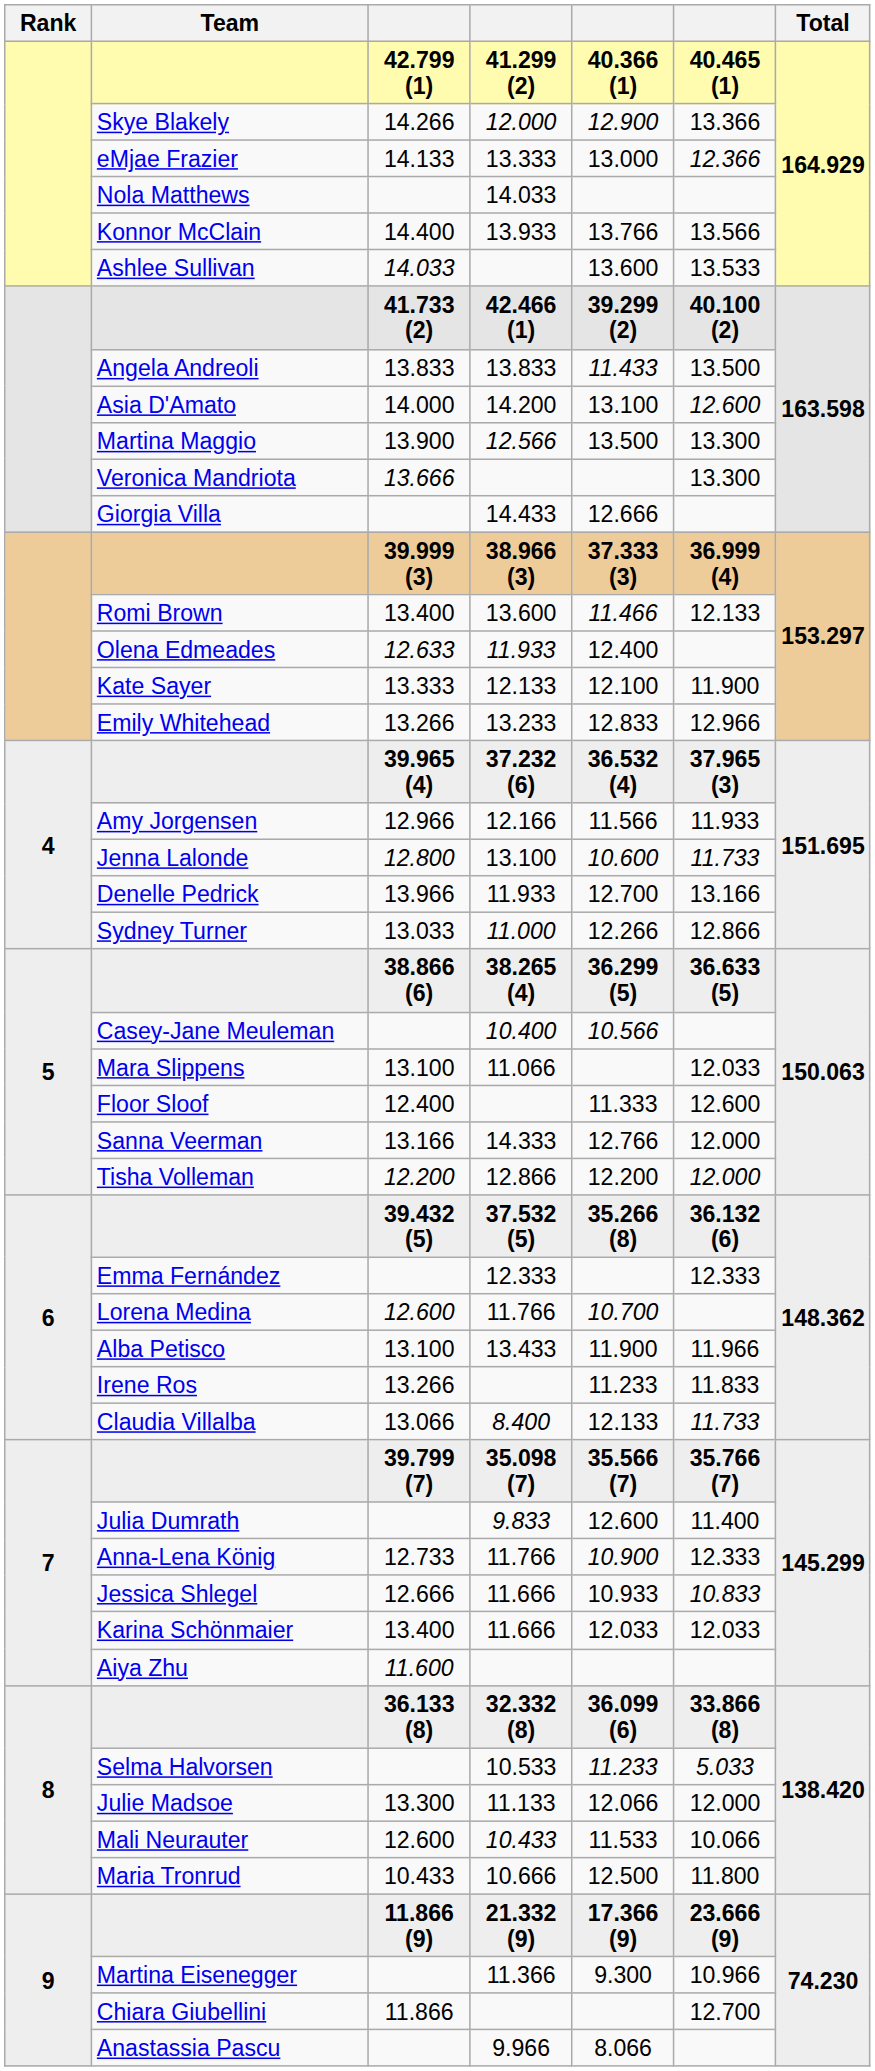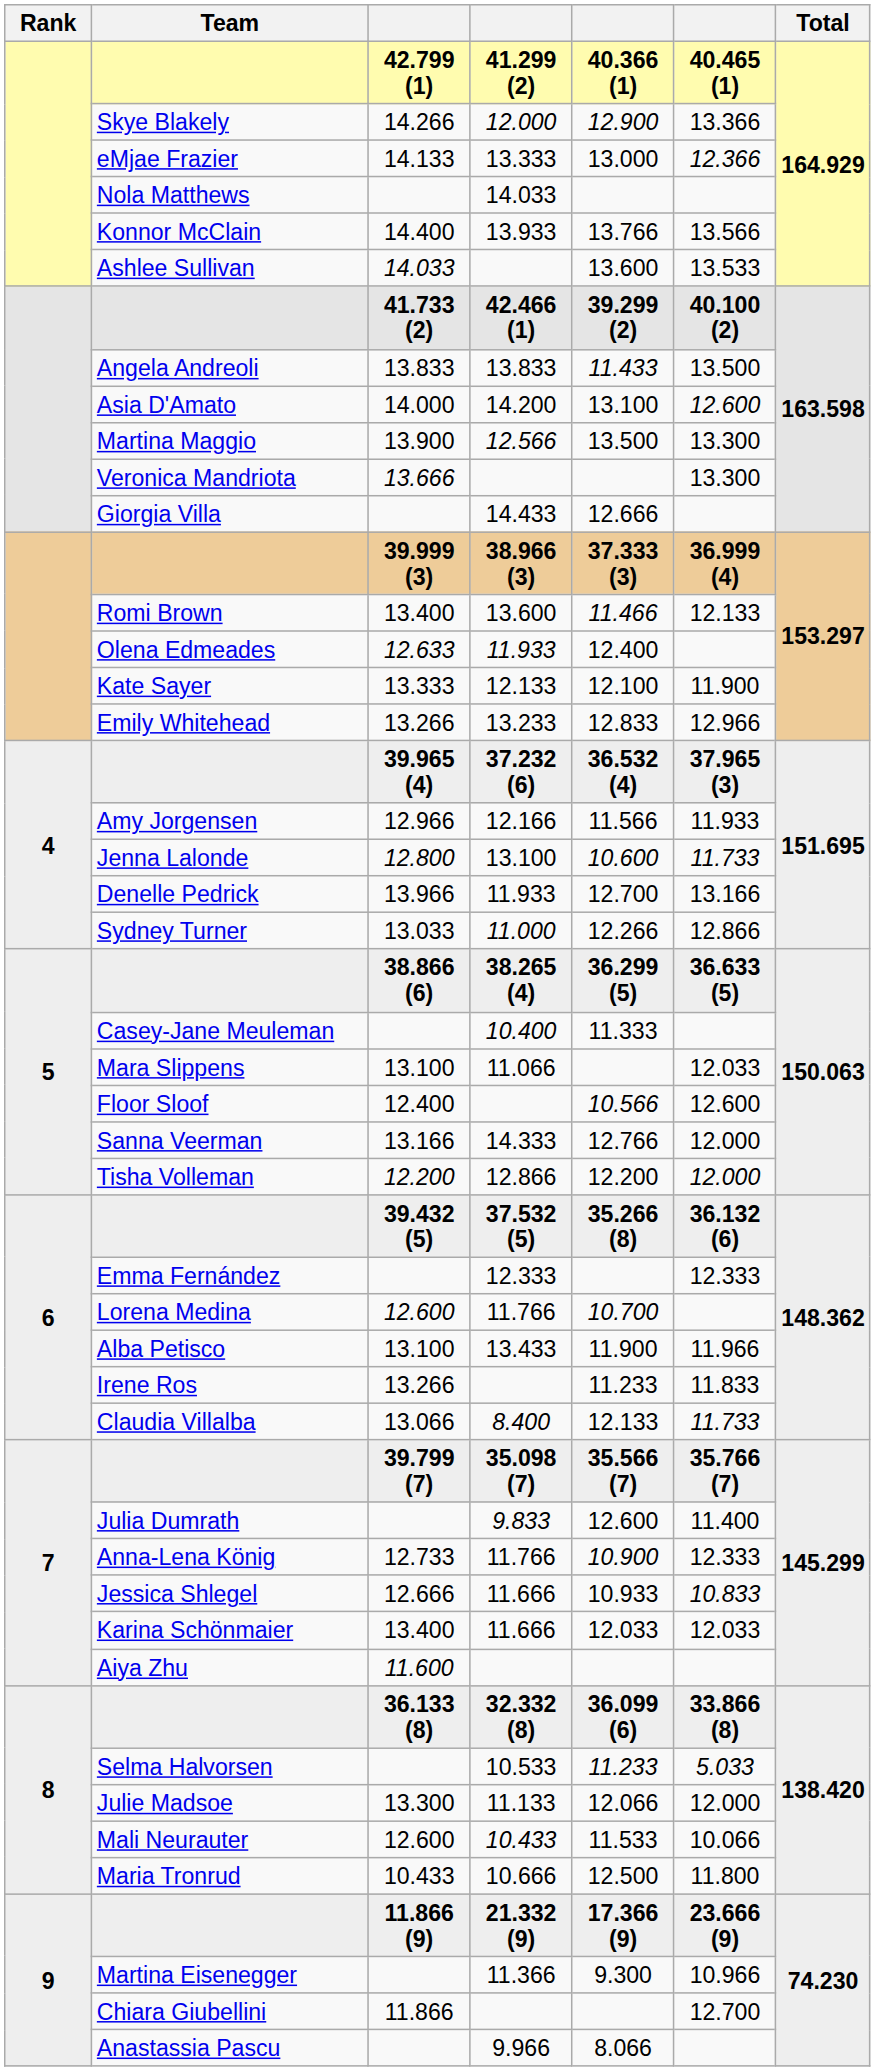(623, 1030) 10.566 -> (623, 1030) 11.333
(623, 1103) 11.333 -> (623, 1103) 10.566
